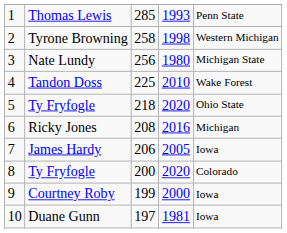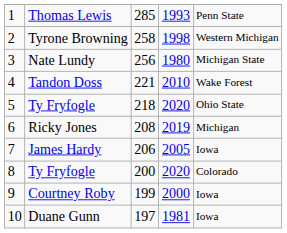(145, 82) 225 -> (145, 82) 221
(176, 127) 2016 -> (176, 127) 2019
